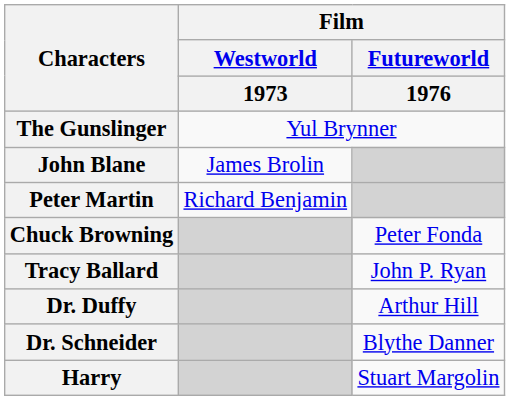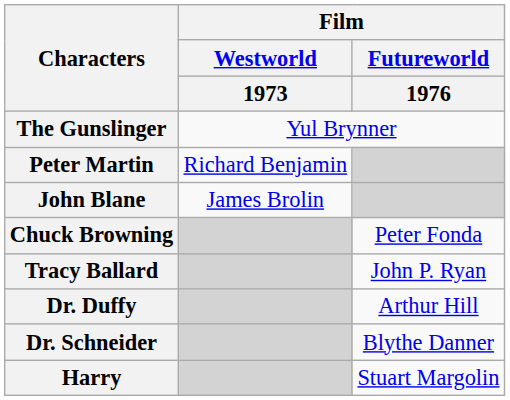rows swapped: (92, 199) <-> (92, 164)
